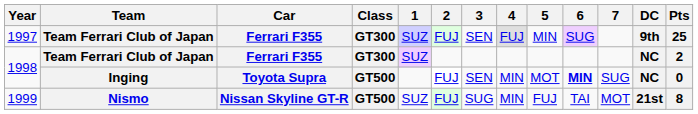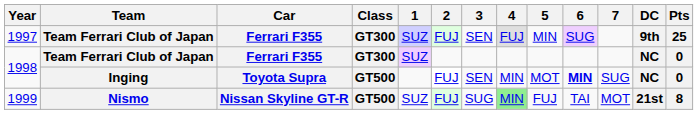(679, 57) 2 -> (679, 57) 0
(512, 99) no background -> (512, 99) lightgreen background
